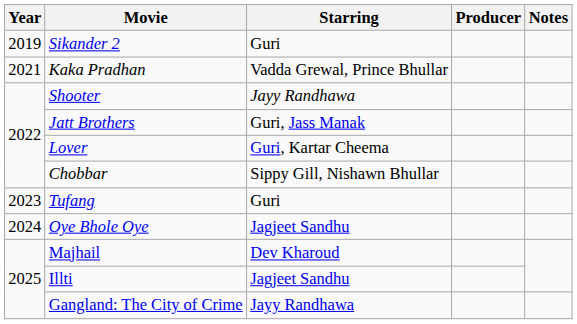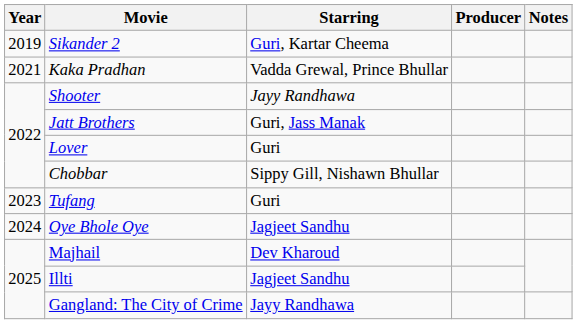(265, 43) Guri -> (320, 43) Guri, Kartar Cheema
(320, 148) Guri, Kartar Cheema -> (265, 148) Guri
